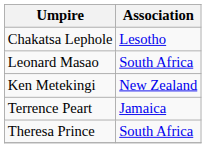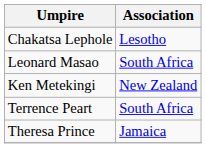(143, 108) Jamaica -> (156, 108) South Africa
(156, 131) South Africa -> (143, 131) Jamaica
